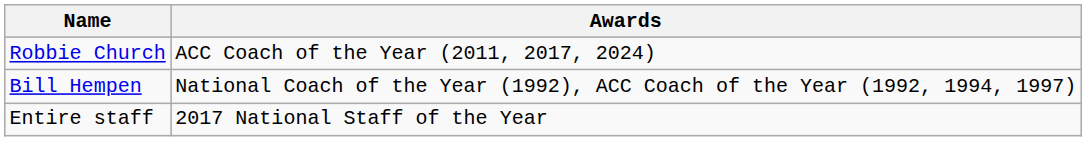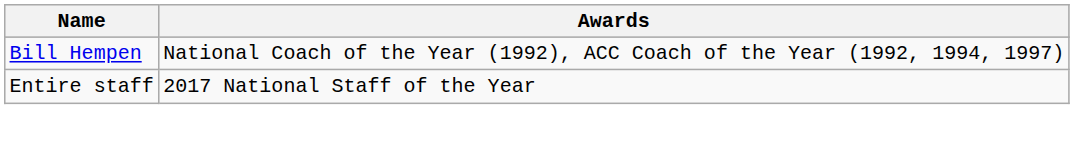- row: (88, 54)
